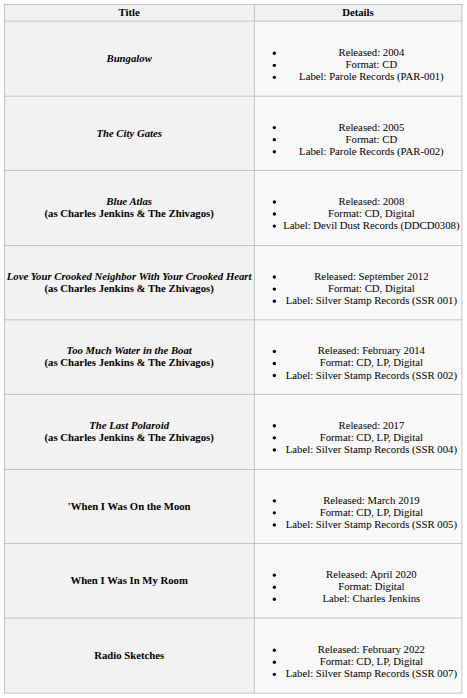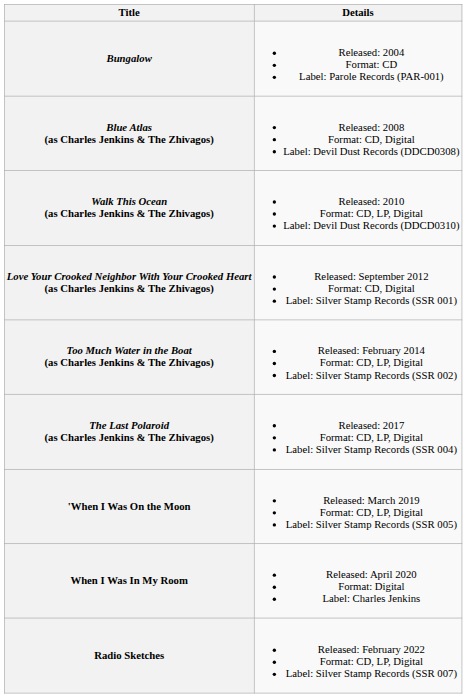- row: (129, 133)
+ row: (129, 208)
